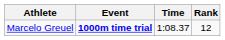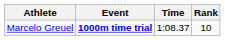(206, 28) 12 -> (206, 28) 10
